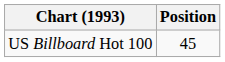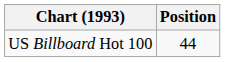(188, 43) 45 -> (188, 43) 44
